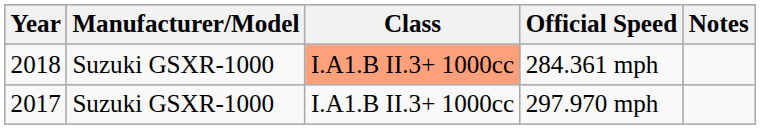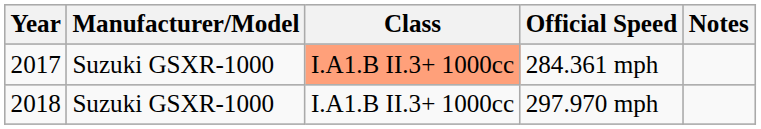(36, 64) 2018 -> (36, 64) 2017
(36, 104) 2017 -> (36, 104) 2018
